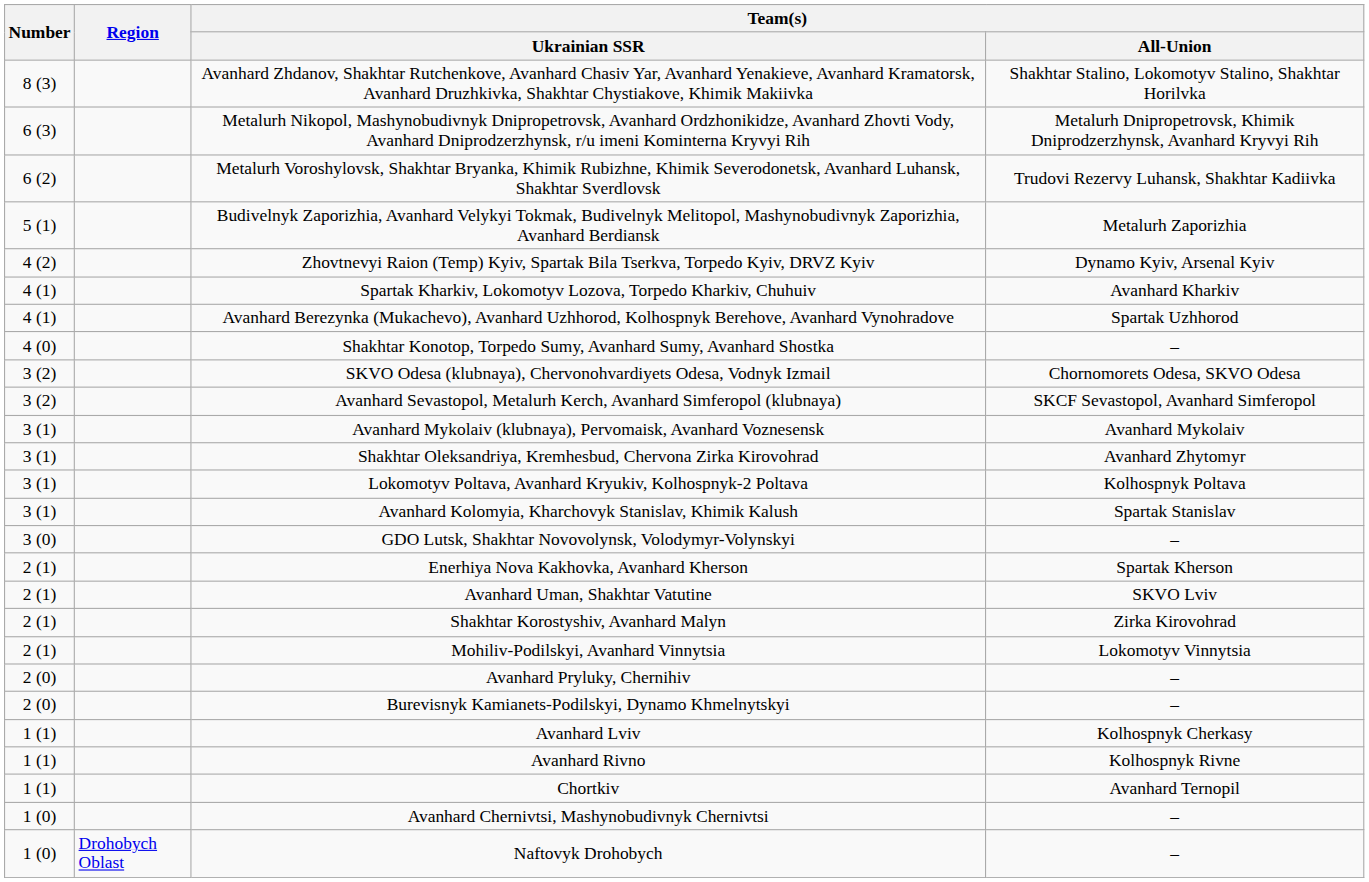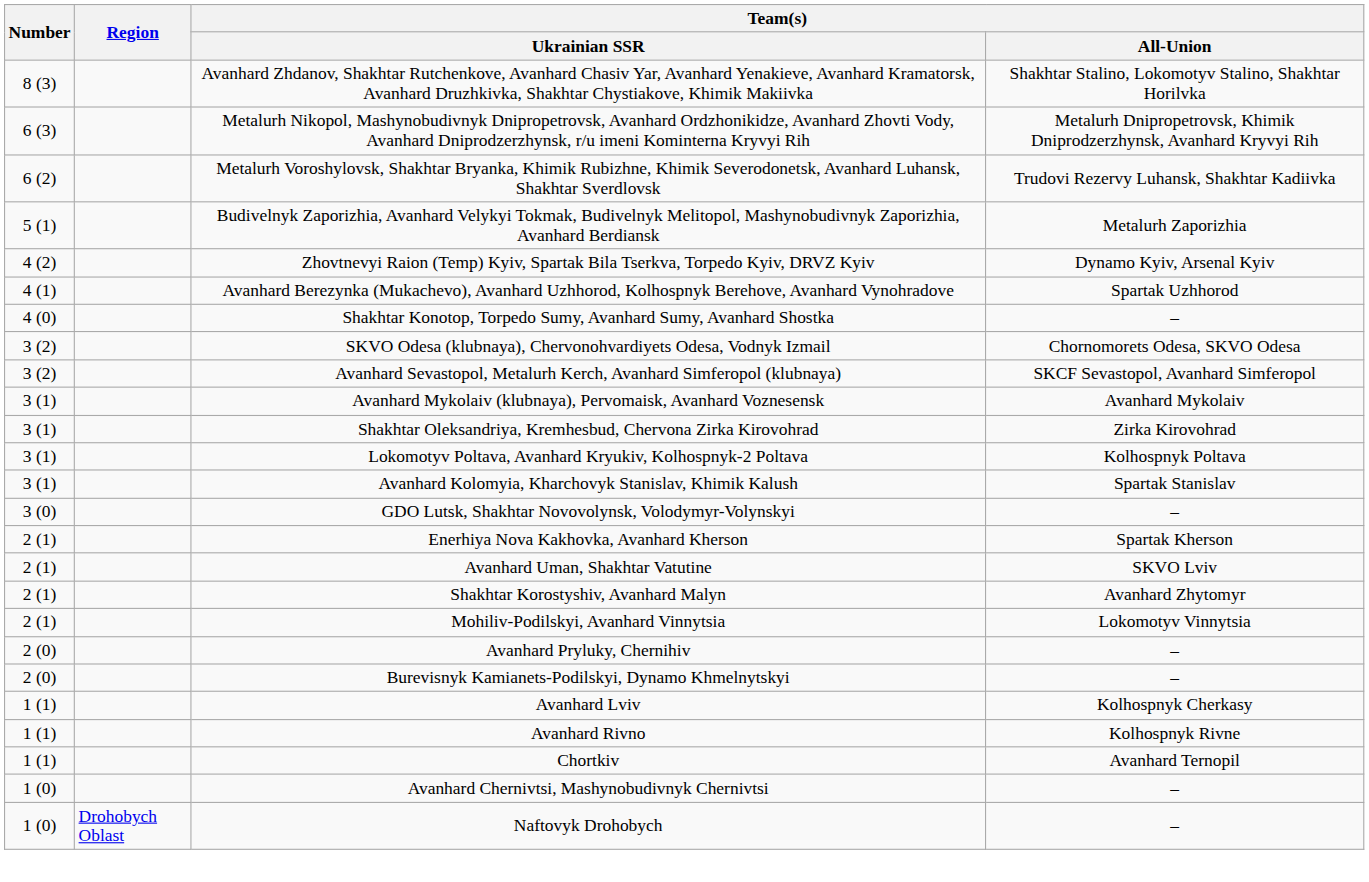- row: (588, 290)
(1175, 456) Avanhard Zhytomyr -> (1175, 428) Zirka Kirovohrad
(1175, 622) Zirka Kirovohrad -> (1175, 594) Avanhard Zhytomyr
